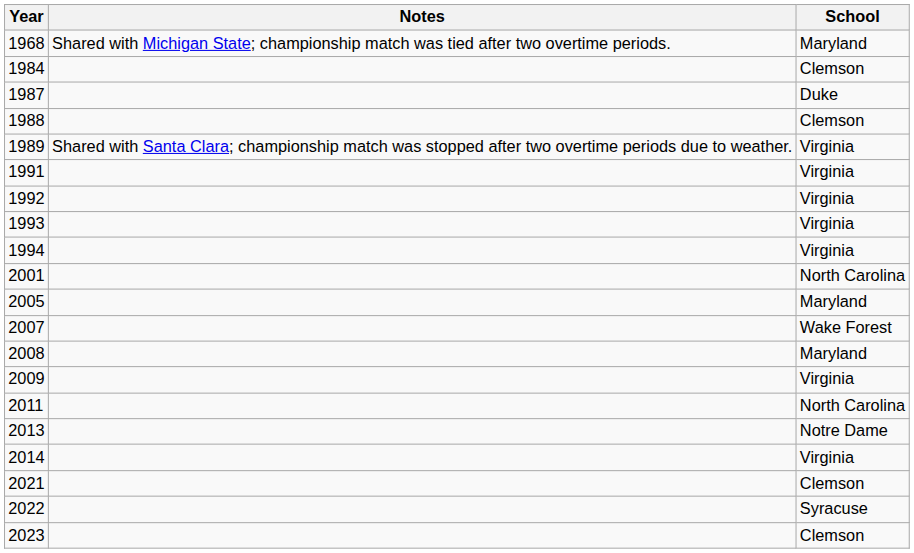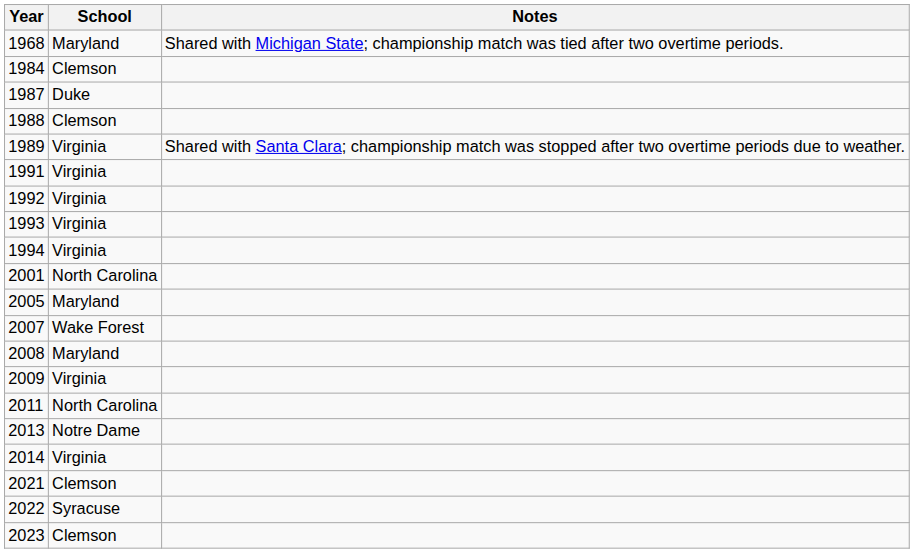columns swapped: (852, 17) <-> (422, 17)
